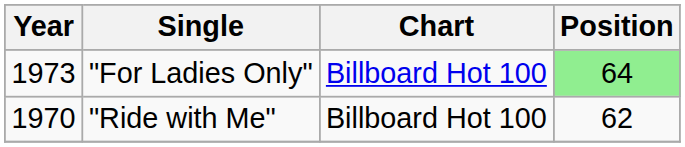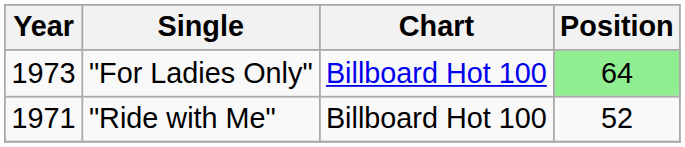(44, 118) 1970 -> (44, 118) 1971
(617, 118) 62 -> (617, 118) 52
